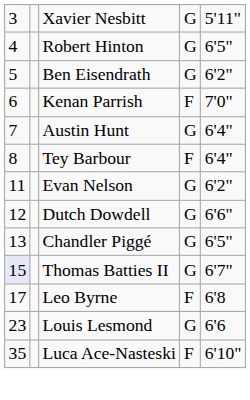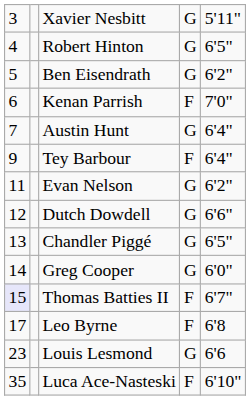(13, 158) 8 -> (13, 158) 9
+ row: (88, 269)
(190, 269) G -> (189, 297) F
